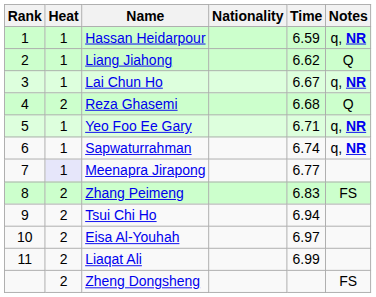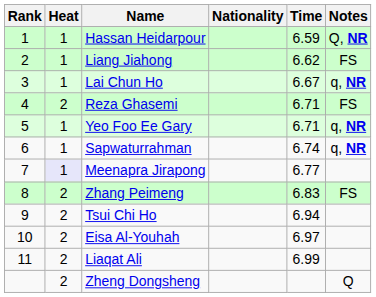(348, 38) q, NR -> (348, 38) Q, NR
(348, 60) Q -> (348, 60) FS
(306, 104) 6.68 -> (306, 104) 6.71
(348, 104) Q -> (348, 104) FS
(348, 281) FS -> (348, 281) Q
